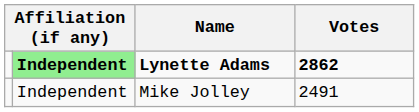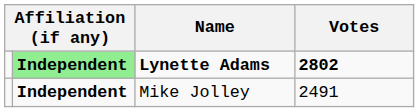(319, 65) 2862 -> (319, 65) 2802
(72, 92) normal -> (72, 92) bold
